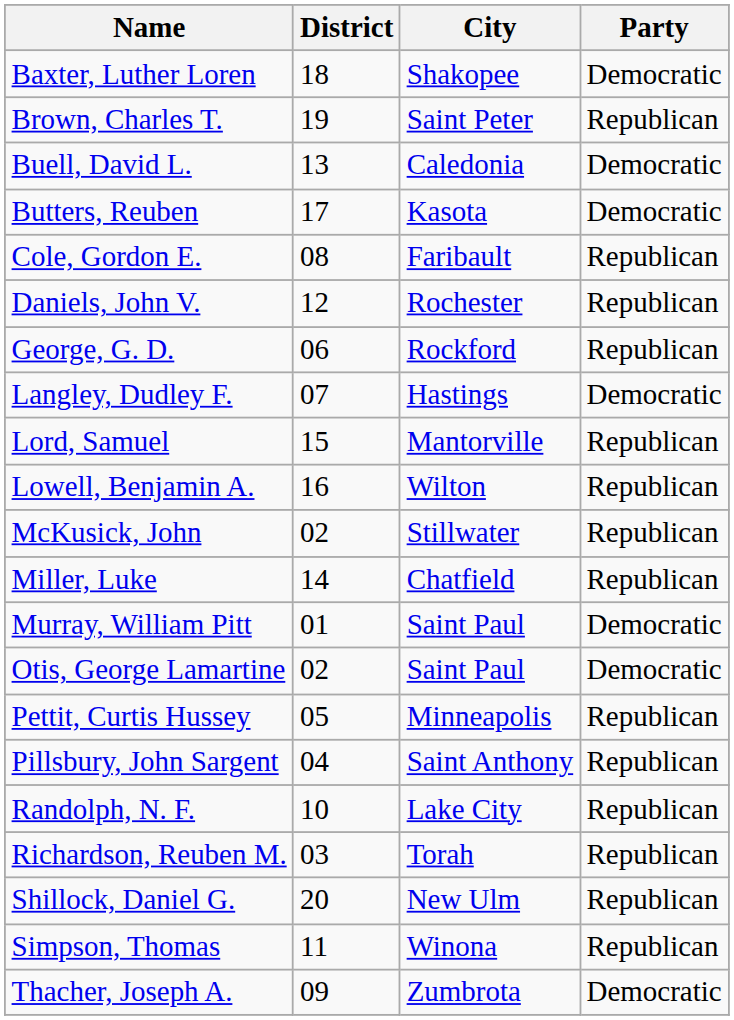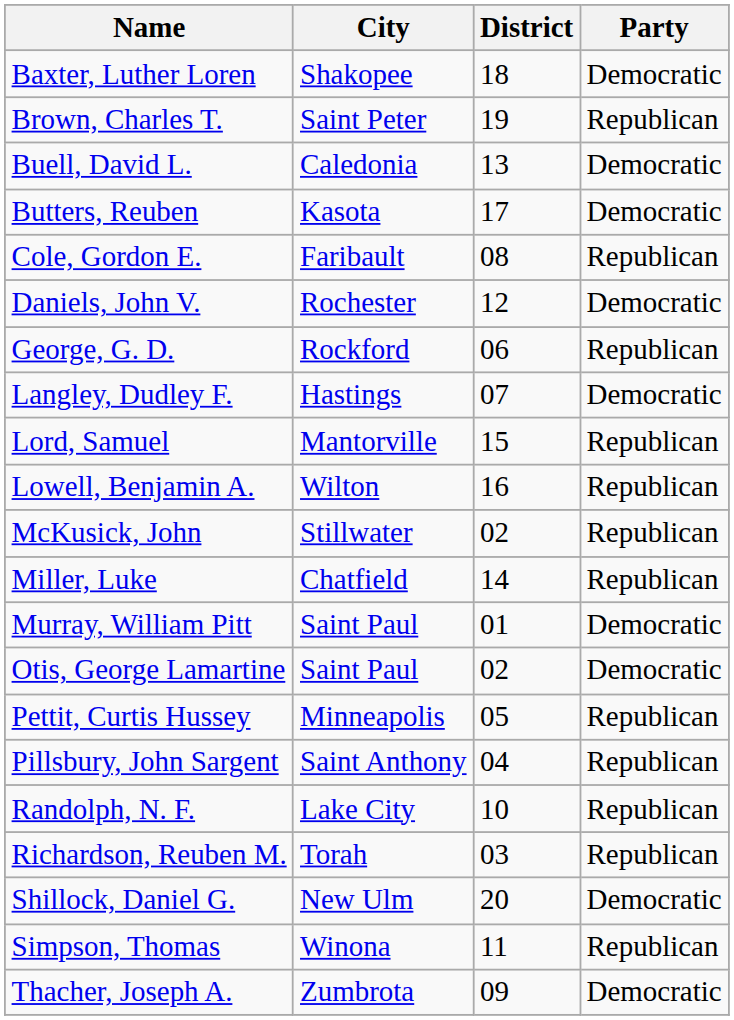columns swapped: (347, 27) <-> (490, 27)
(652, 303) Republican -> (654, 303) Democratic
(652, 900) Republican -> (654, 900) Democratic
